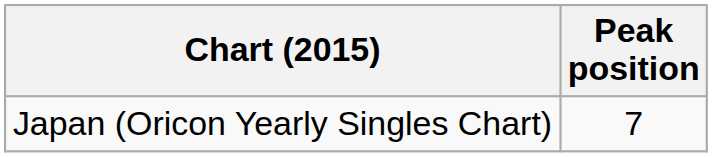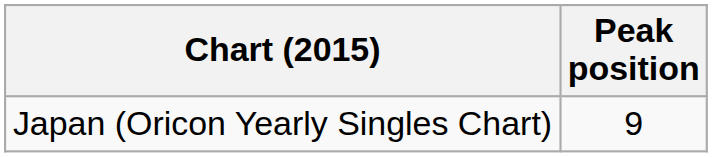(634, 123) 7 -> (634, 123) 9
